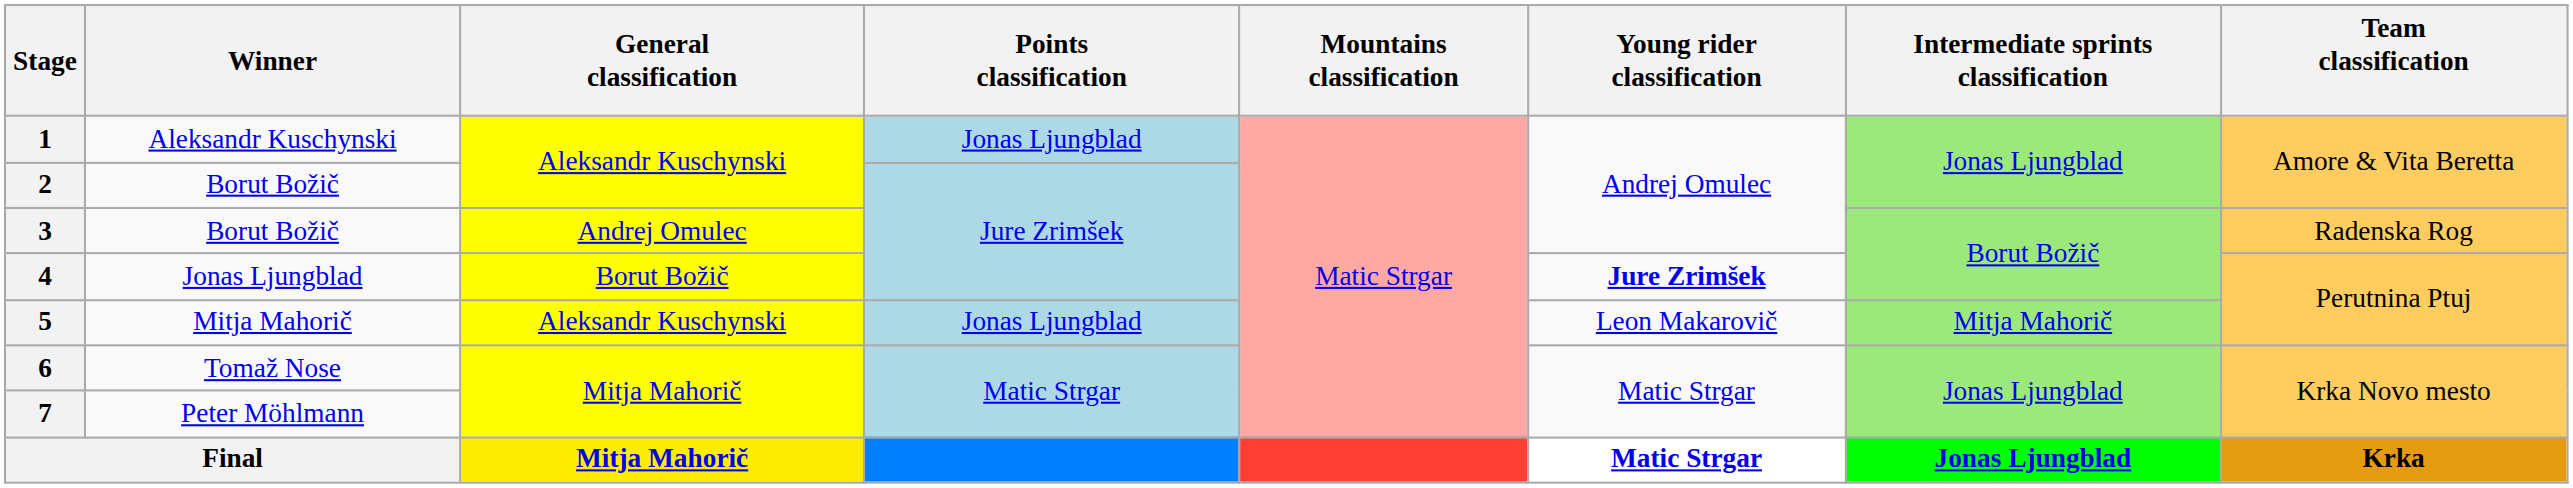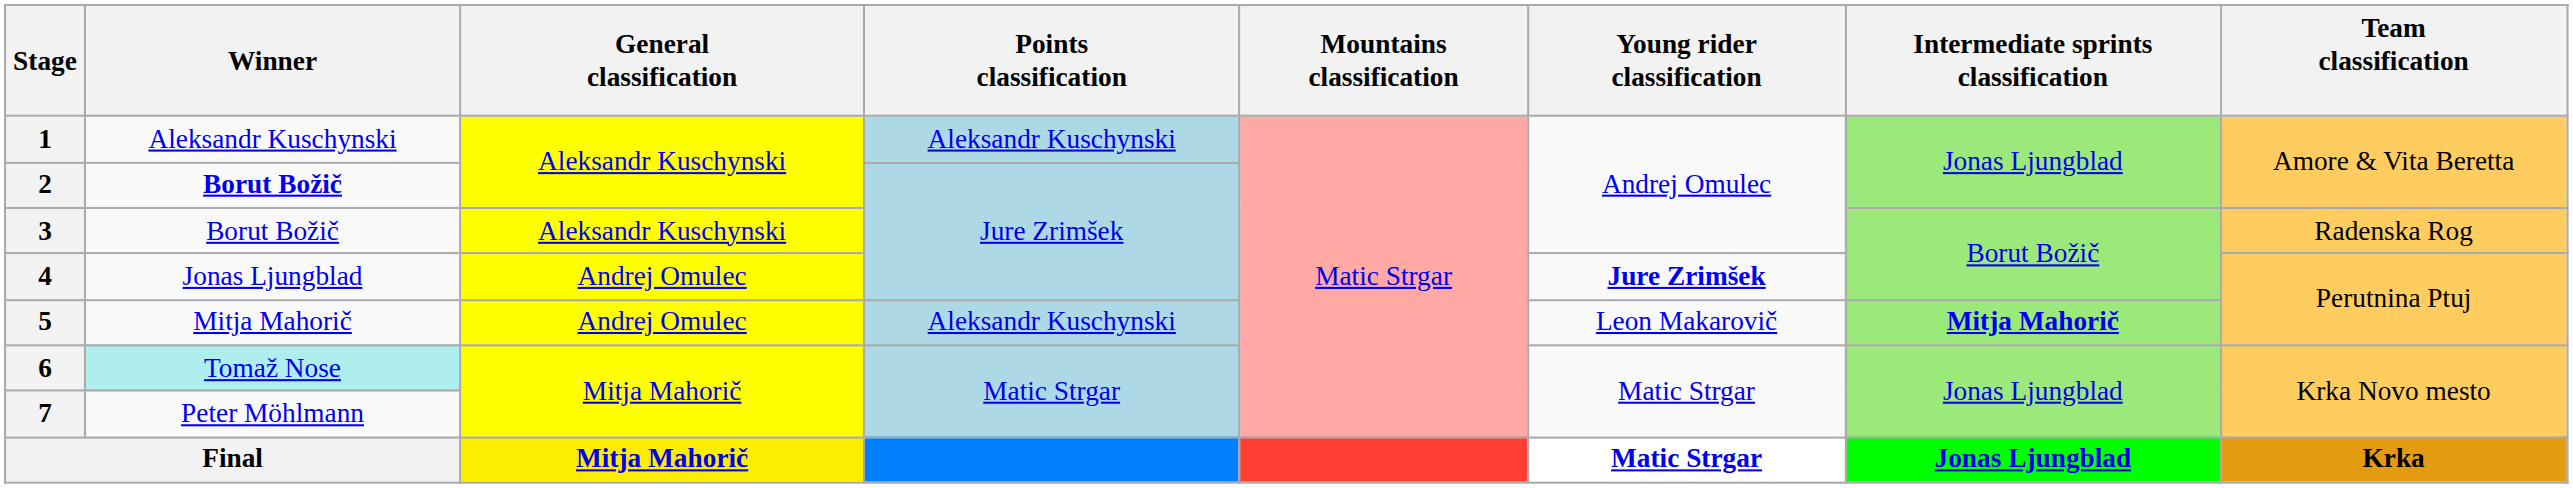(1052, 139) Jonas Ljungblad -> (1052, 139) Aleksandr Kuschynski
(273, 184) normal -> (273, 184) bold
(662, 230) Andrej Omulec -> (662, 230) Aleksandr Kuschynski
(662, 276) Borut Božič -> (662, 276) Andrej Omulec
(662, 322) Aleksandr Kuschynski -> (662, 322) Andrej Omulec
(1052, 322) Jonas Ljungblad -> (1052, 322) Aleksandr Kuschynski
(2033, 322) normal -> (2033, 322) bold
(273, 367) no background -> (273, 367) paleturquoise background
